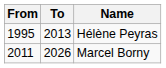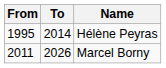(57, 33) 2013 -> (57, 33) 2014
